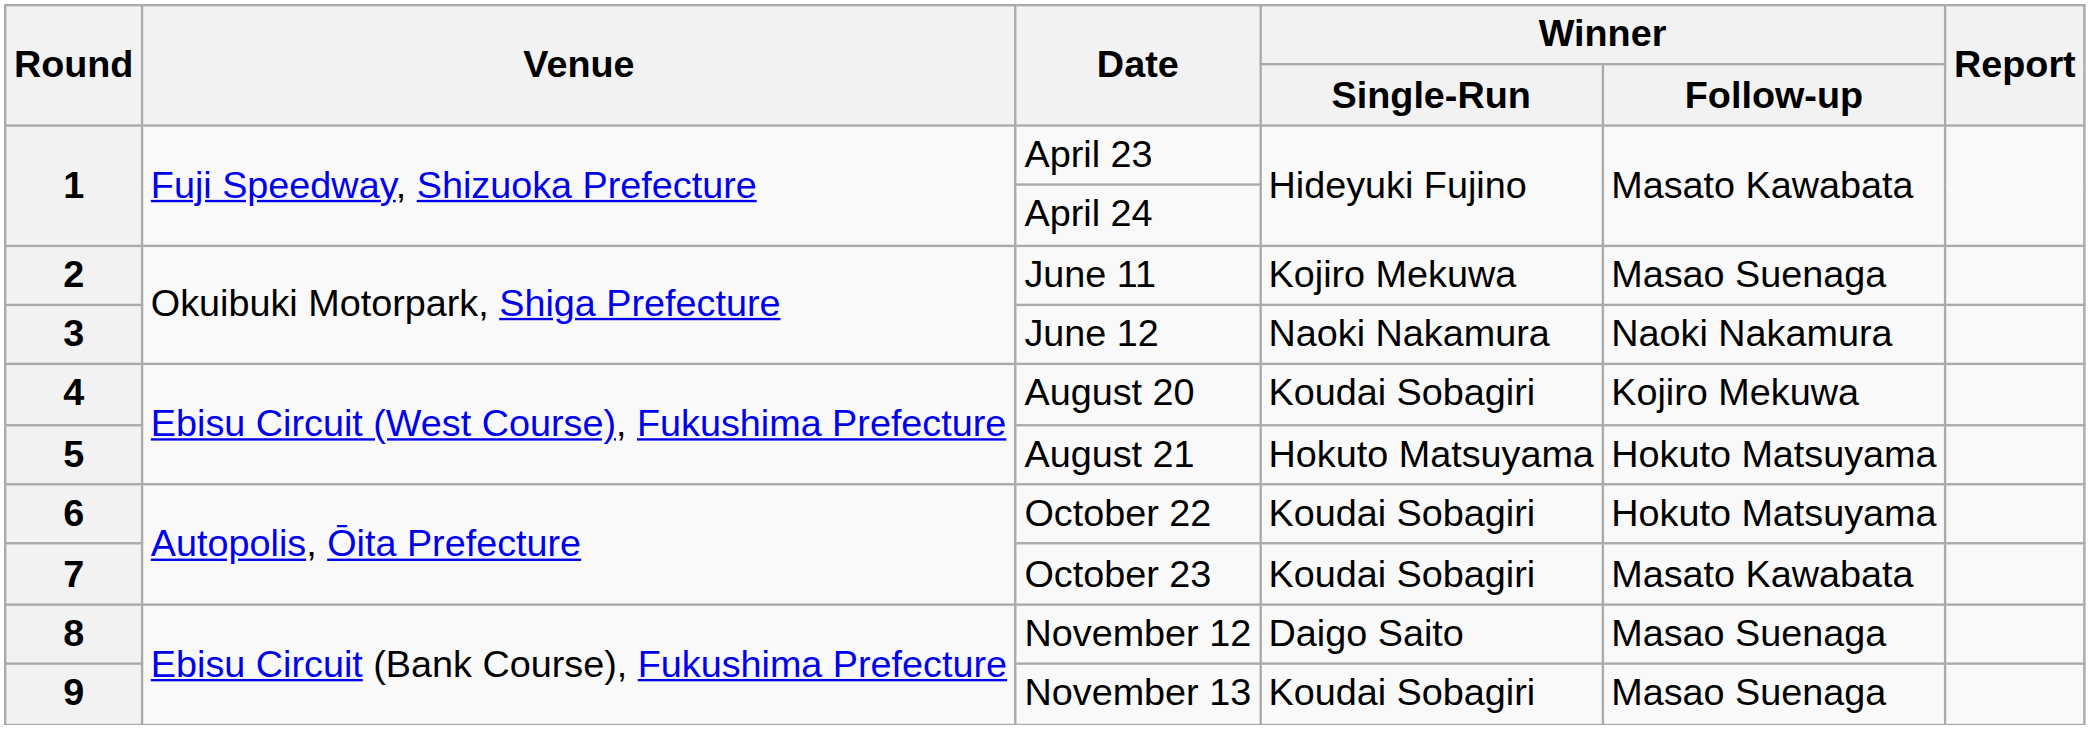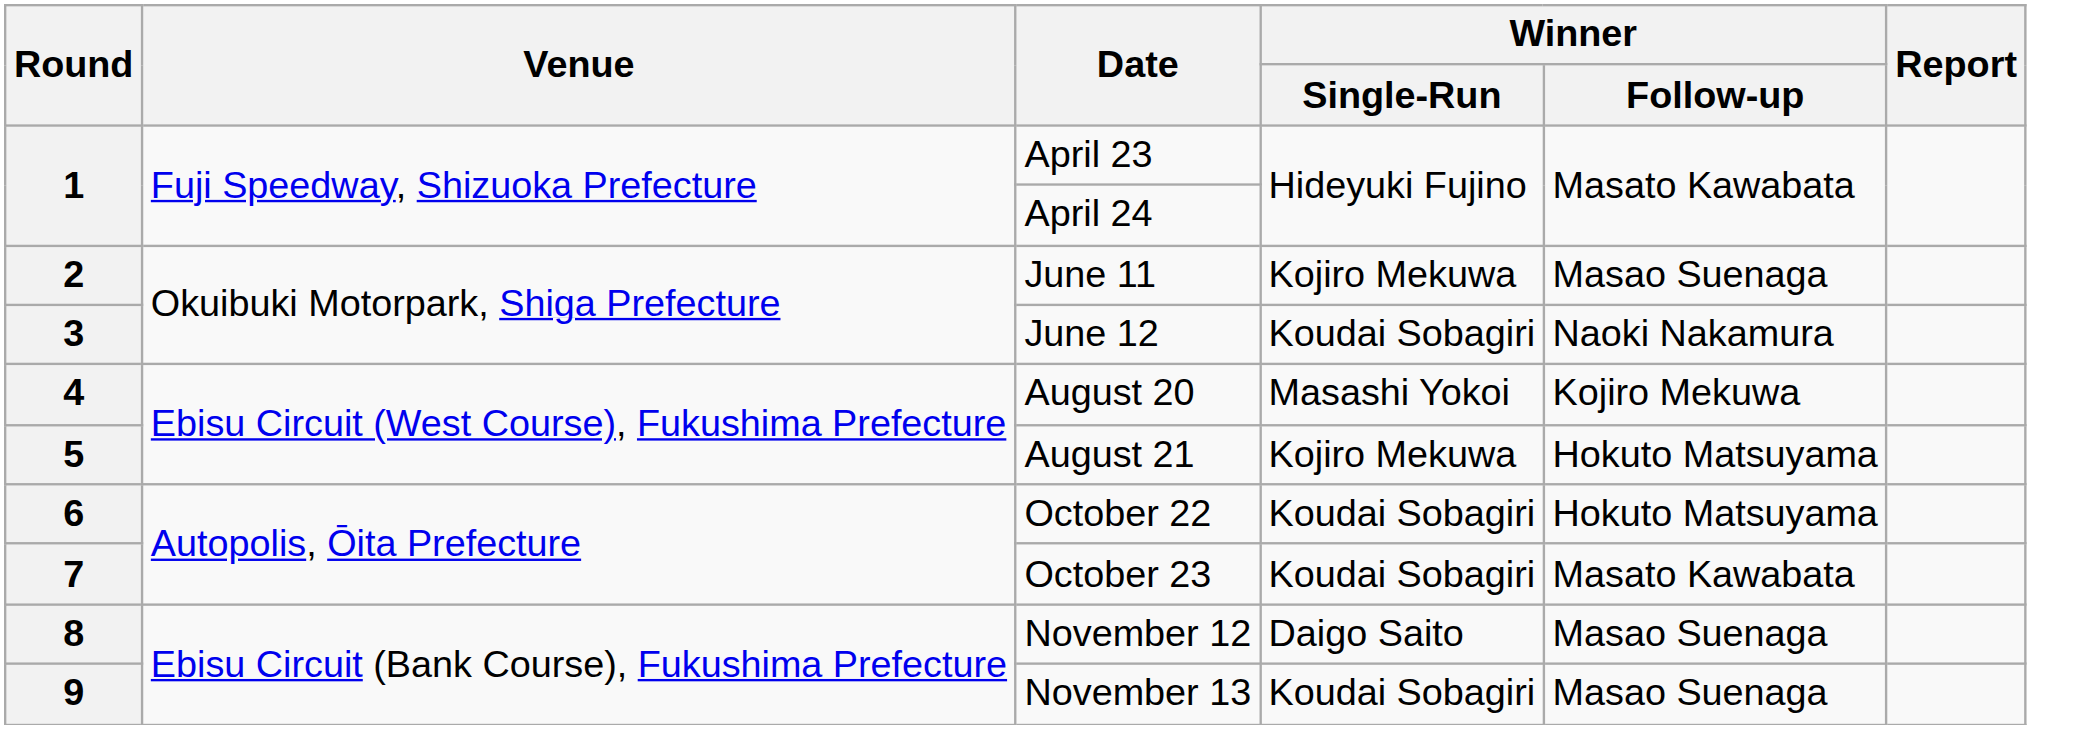(1409, 333) Naoki Nakamura -> (1402, 333) Koudai Sobagiri
(1402, 393) Koudai Sobagiri -> (1389, 393) Masashi Yokoi
(1431, 453) Hokuto Matsuyama -> (1392, 453) Kojiro Mekuwa
